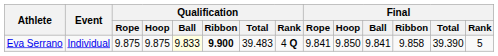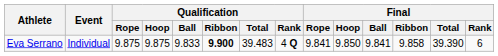(187, 44) lightyellow background -> (187, 44) no background
(480, 44) 5 -> (480, 44) 6
